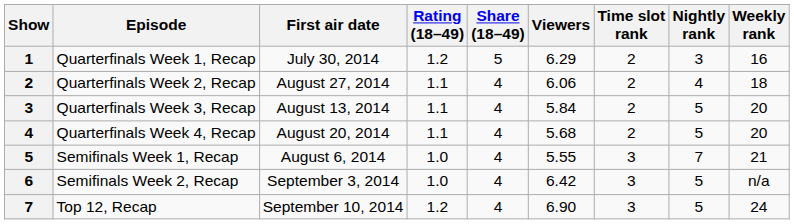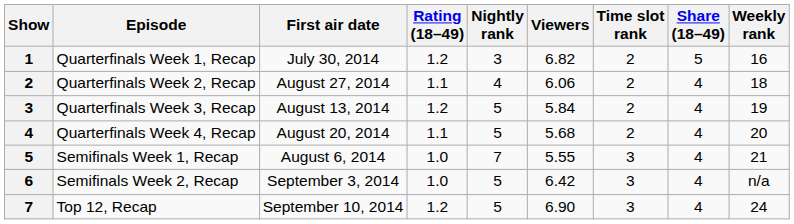columns swapped: (498, 25) <-> (699, 25)
(561, 58) 6.29 -> (560, 58) 6.82
(437, 108) 1.1 -> (437, 108) 1.2
(759, 108) 20 -> (759, 108) 19
